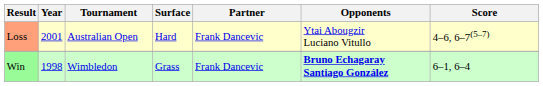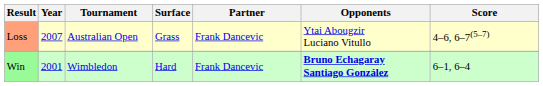(52, 36) 2001 -> (52, 36) 2007
(166, 36) Hard -> (167, 36) Grass
(52, 66) 1998 -> (52, 66) 2001
(167, 66) Grass -> (166, 66) Hard
